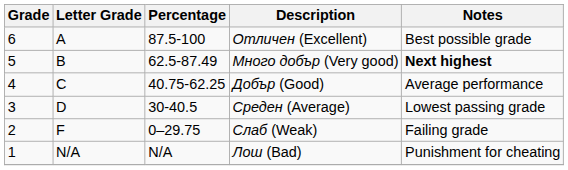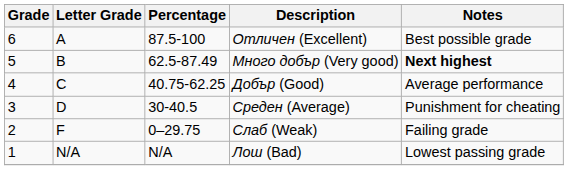(475, 107) Lowest passing grade -> (483, 107) Punishment for cheating
(483, 152) Punishment for cheating -> (475, 152) Lowest passing grade
